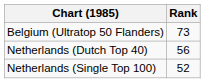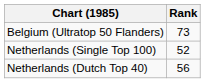rows swapped: (77, 50) <-> (82, 68)
